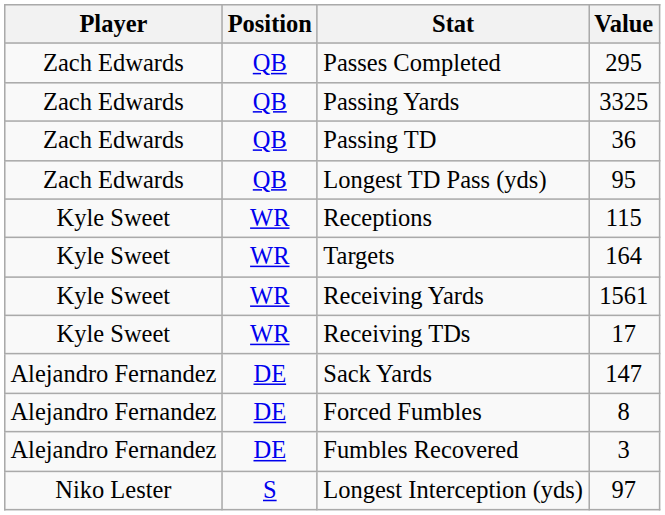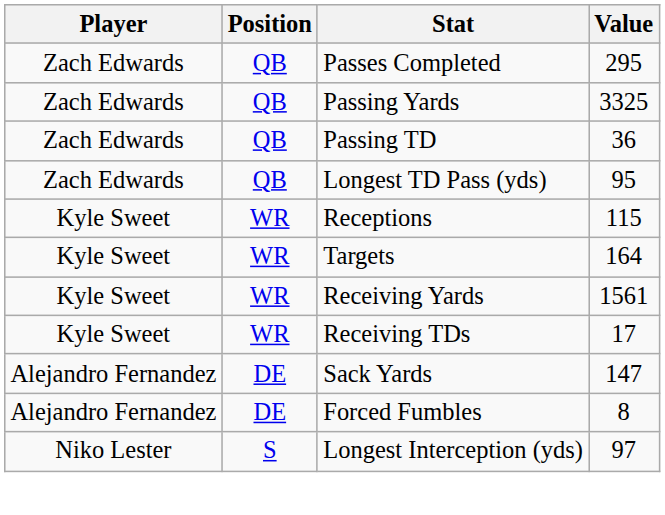- row: (421, 450)
